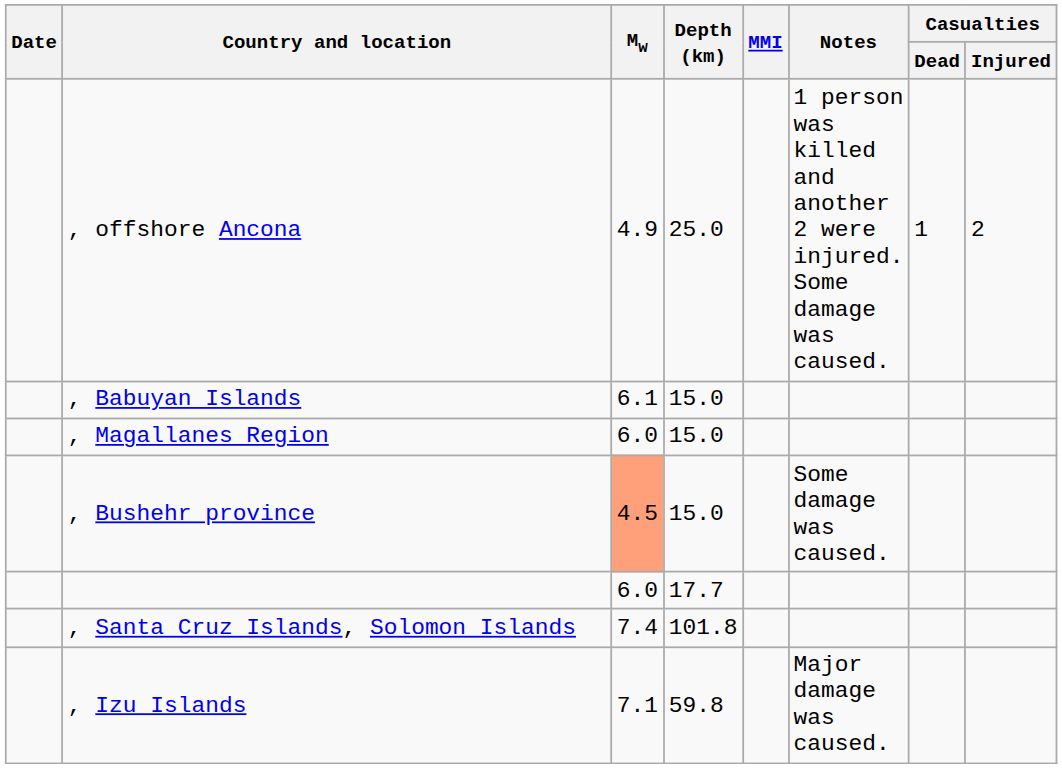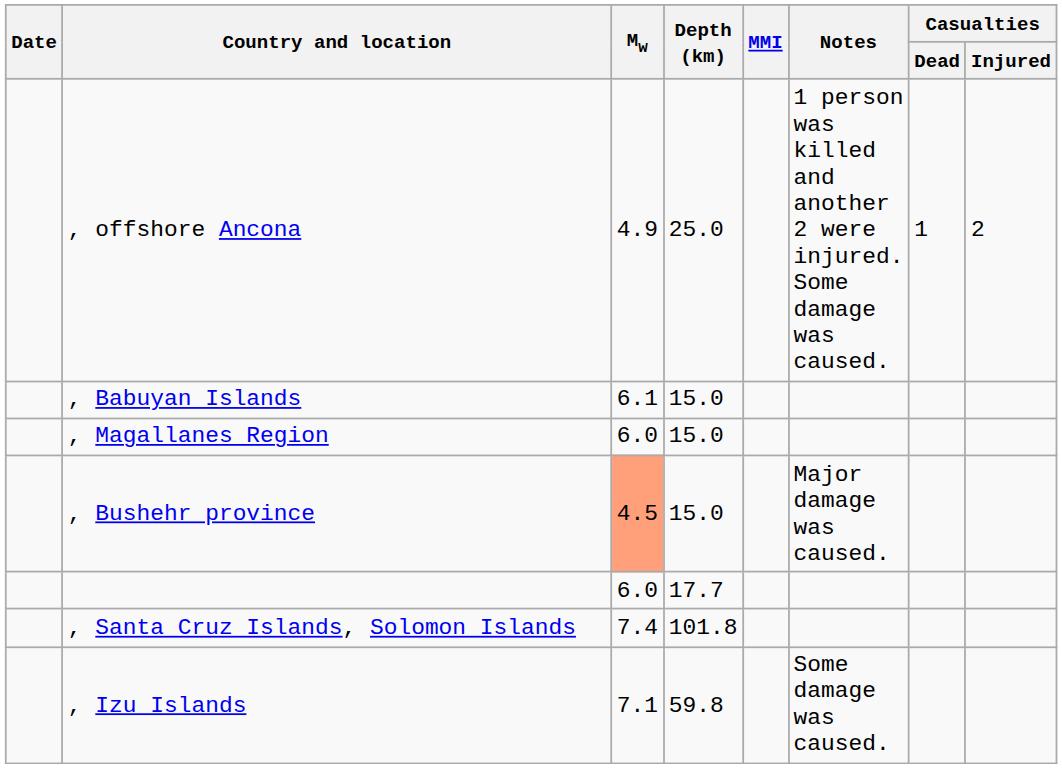(842, 514) Some damage was caused. -> (842, 514) Major damage was caused.
(842, 705) Major damage was caused. -> (842, 705) Some damage was caused.
